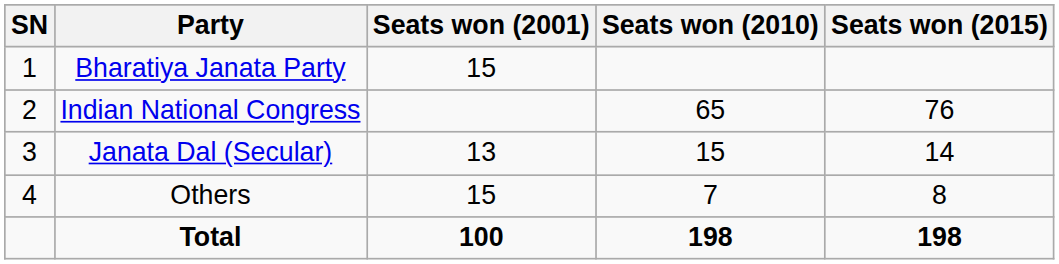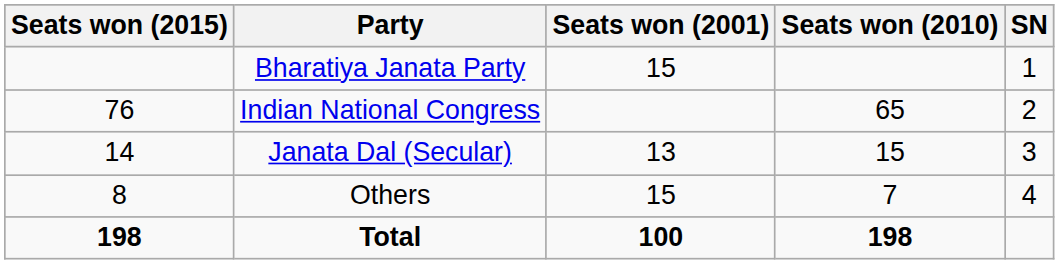columns swapped: (30, 25) <-> (939, 25)
